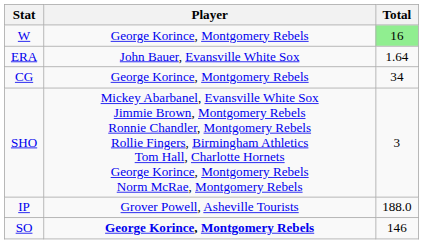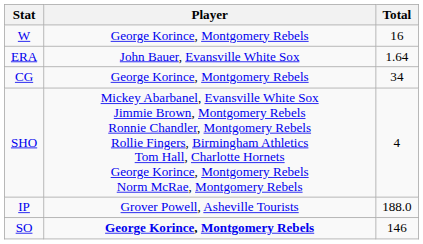(397, 35) lightgreen background -> (397, 35) no background
(397, 142) 3 -> (397, 142) 4
